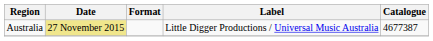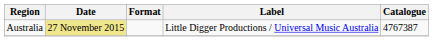(400, 28) 4677387 -> (400, 28) 4767387
